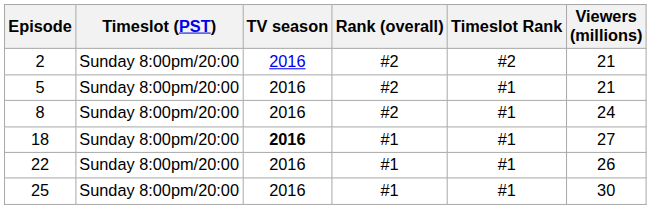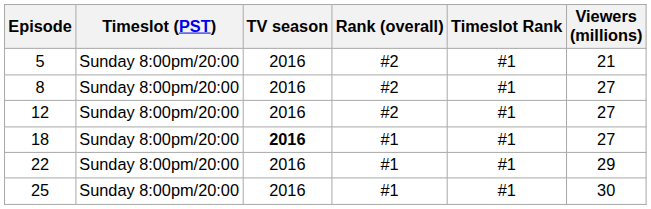- row: (40, 61)
(606, 113) 24 -> (606, 87) 27
+ row: (40, 113)
(606, 165) 26 -> (606, 165) 29
